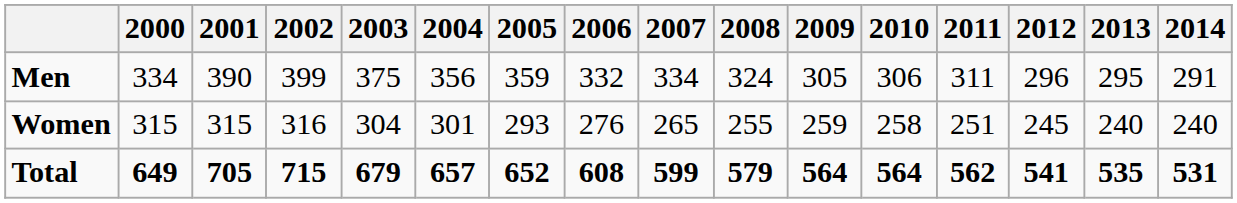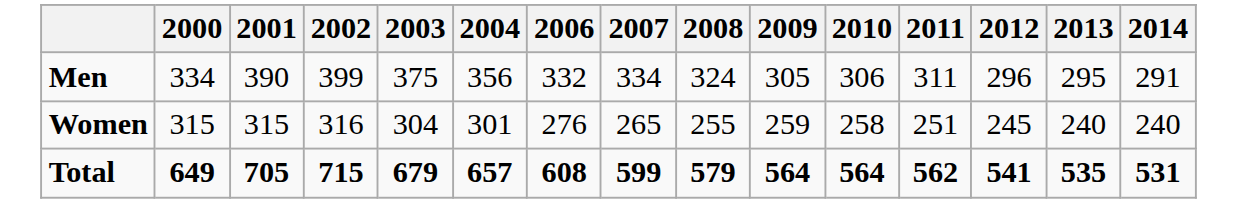- column: (527, 28)
